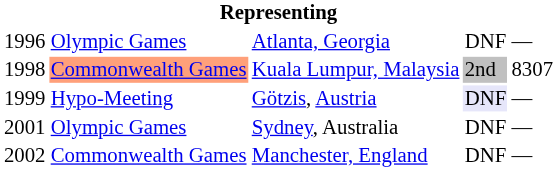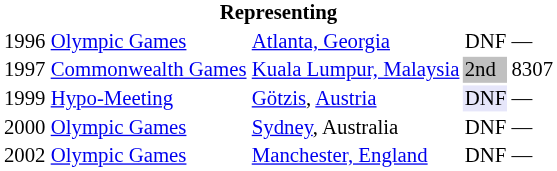(25, 69) 1998 -> (25, 69) 1997
(149, 69) lightsalmon background -> (149, 69) no background
(25, 126) 2001 -> (25, 126) 2000
(149, 155) Commonwealth Games -> (119, 155) Olympic Games
